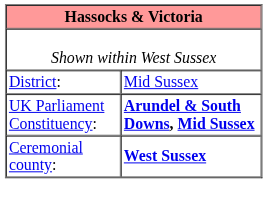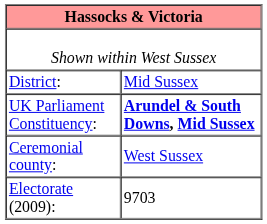(165, 156) bold -> (163, 156) normal
+ row: (41, 198)
